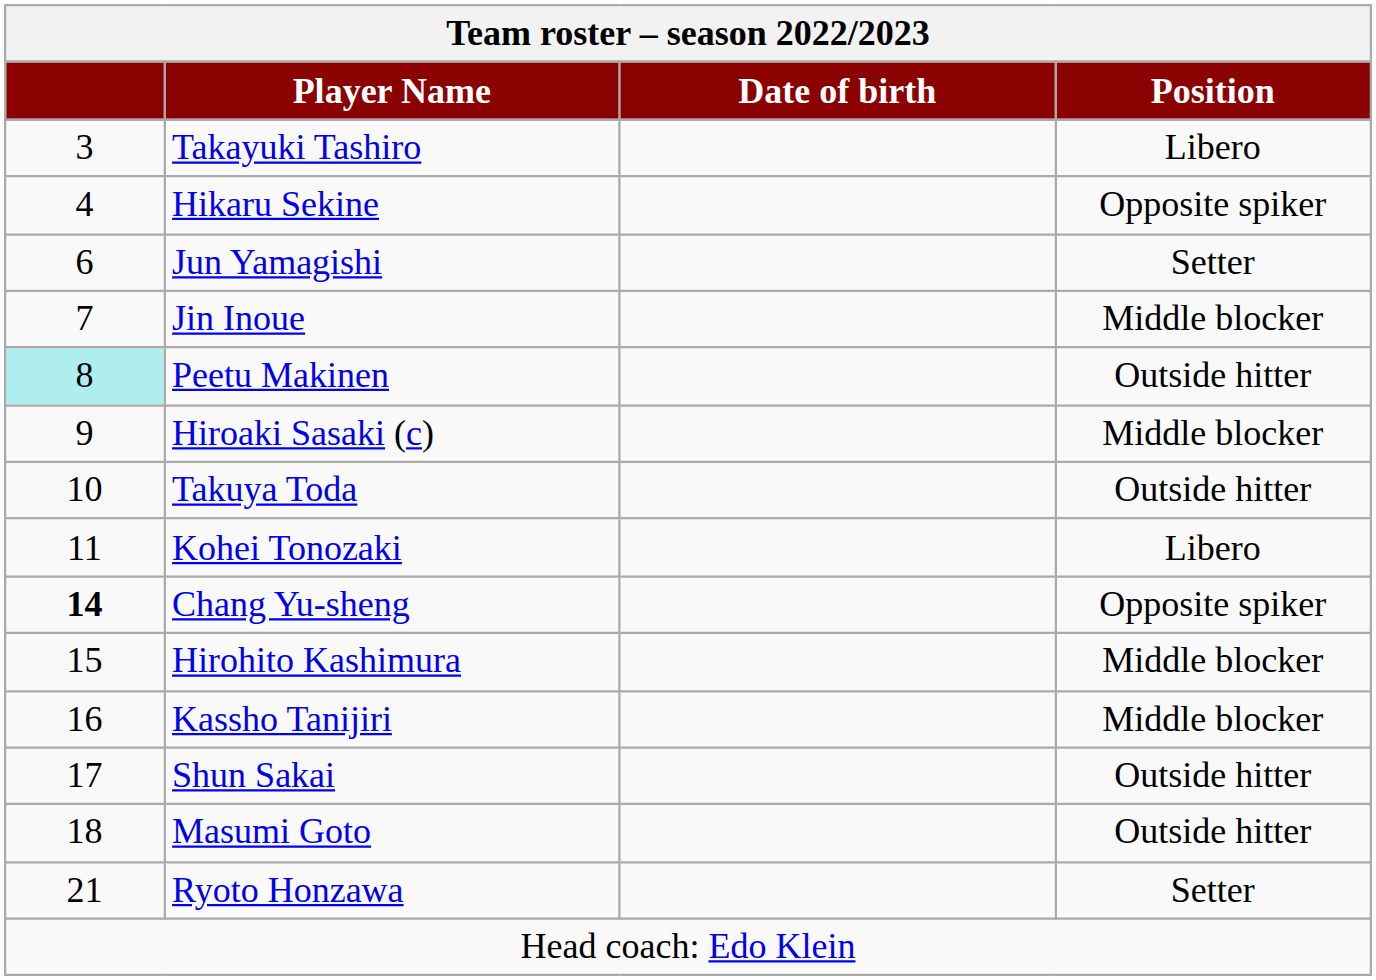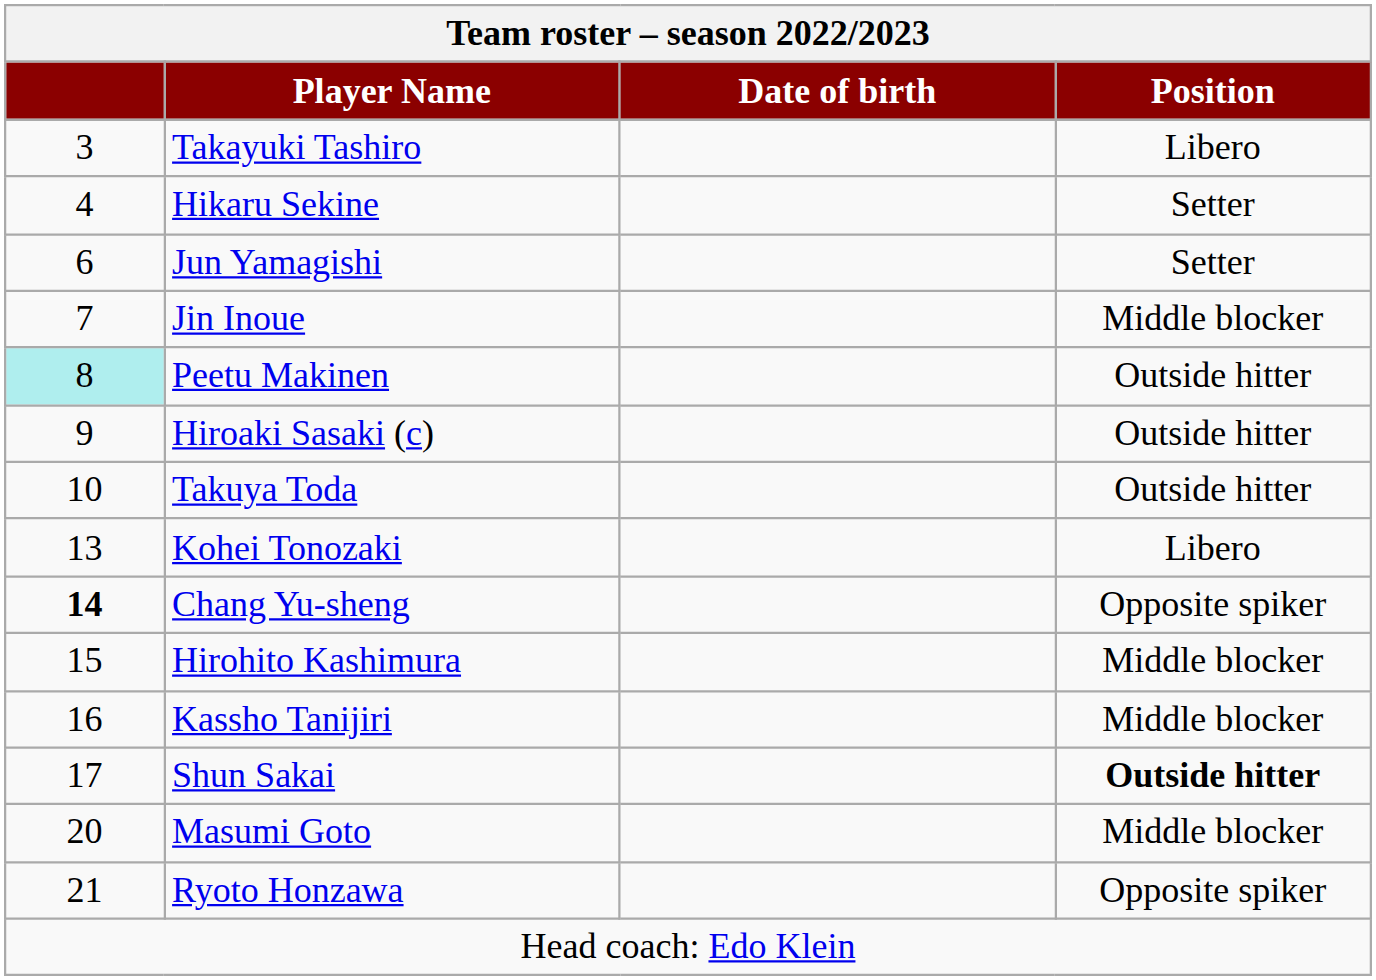(1213, 204) Opposite spiker -> (1213, 204) Setter
(1213, 432) Middle blocker -> (1213, 432) Outside hitter
(84, 546) 11 -> (84, 546) 13
(1213, 775) normal -> (1213, 775) bold
(84, 832) 18 -> (84, 832) 20
(1213, 832) Outside hitter -> (1213, 832) Middle blocker
(1213, 889) Setter -> (1213, 889) Opposite spiker
